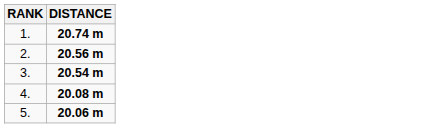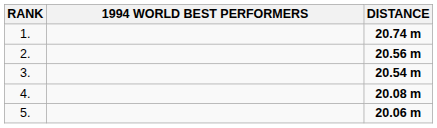+ column: (205, 14)
